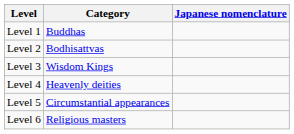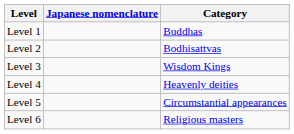columns swapped: (108, 13) <-> (231, 13)
